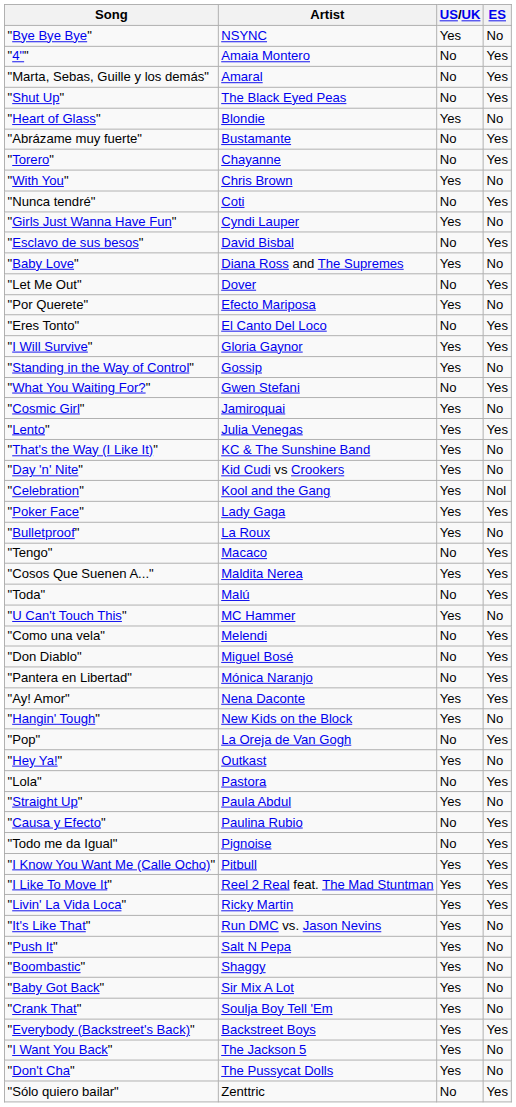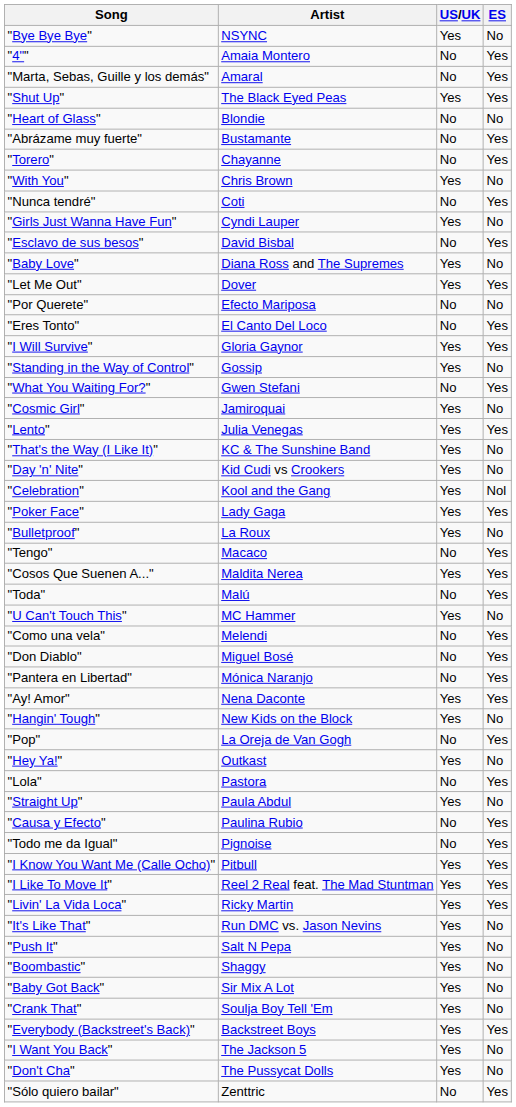(448, 98) No -> (450, 98) Yes
(450, 119) Yes -> (448, 119) No
(448, 284) No -> (450, 284) Yes
(450, 305) Yes -> (448, 305) No
